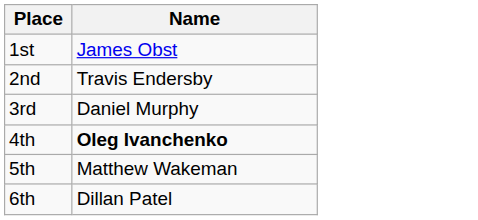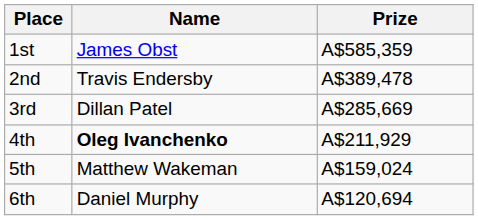+ column: (395, 19)
(138, 109) Daniel Murphy -> (124, 109) Dillan Patel
(124, 199) Dillan Patel -> (138, 199) Daniel Murphy
